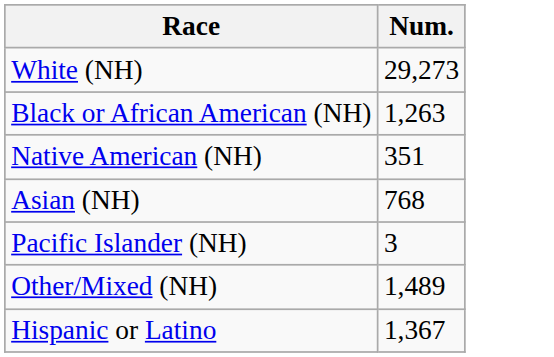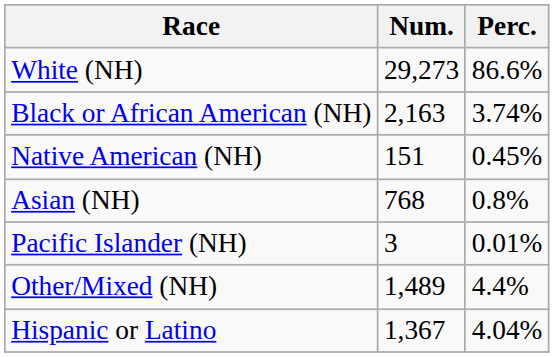+ column: (507, 26)
(415, 112) 1,263 -> (415, 112) 2,163
(404, 156) 351 -> (404, 156) 151
